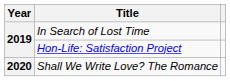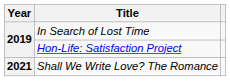(19, 66) 2020 -> (19, 66) 2021
